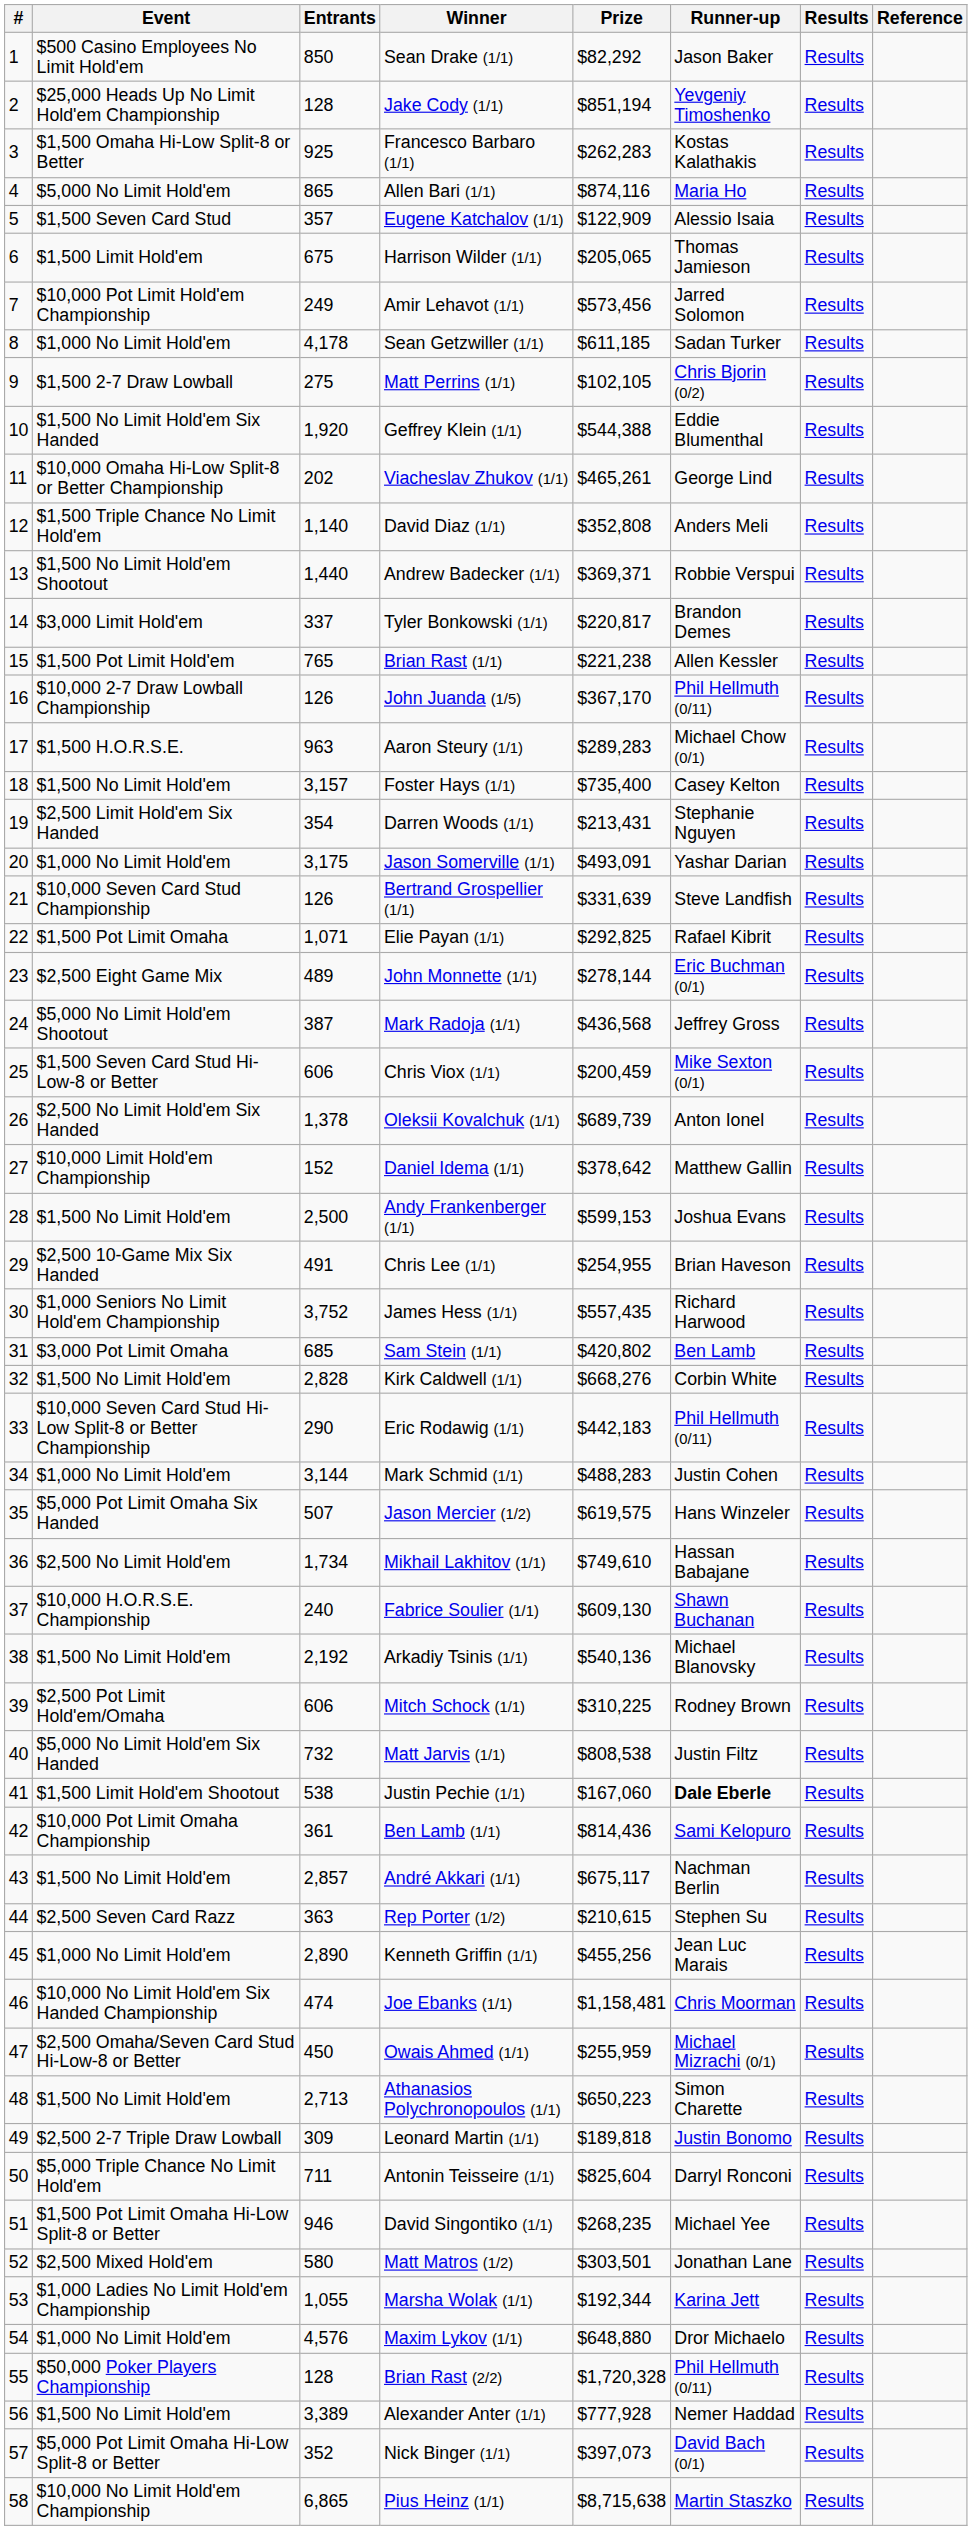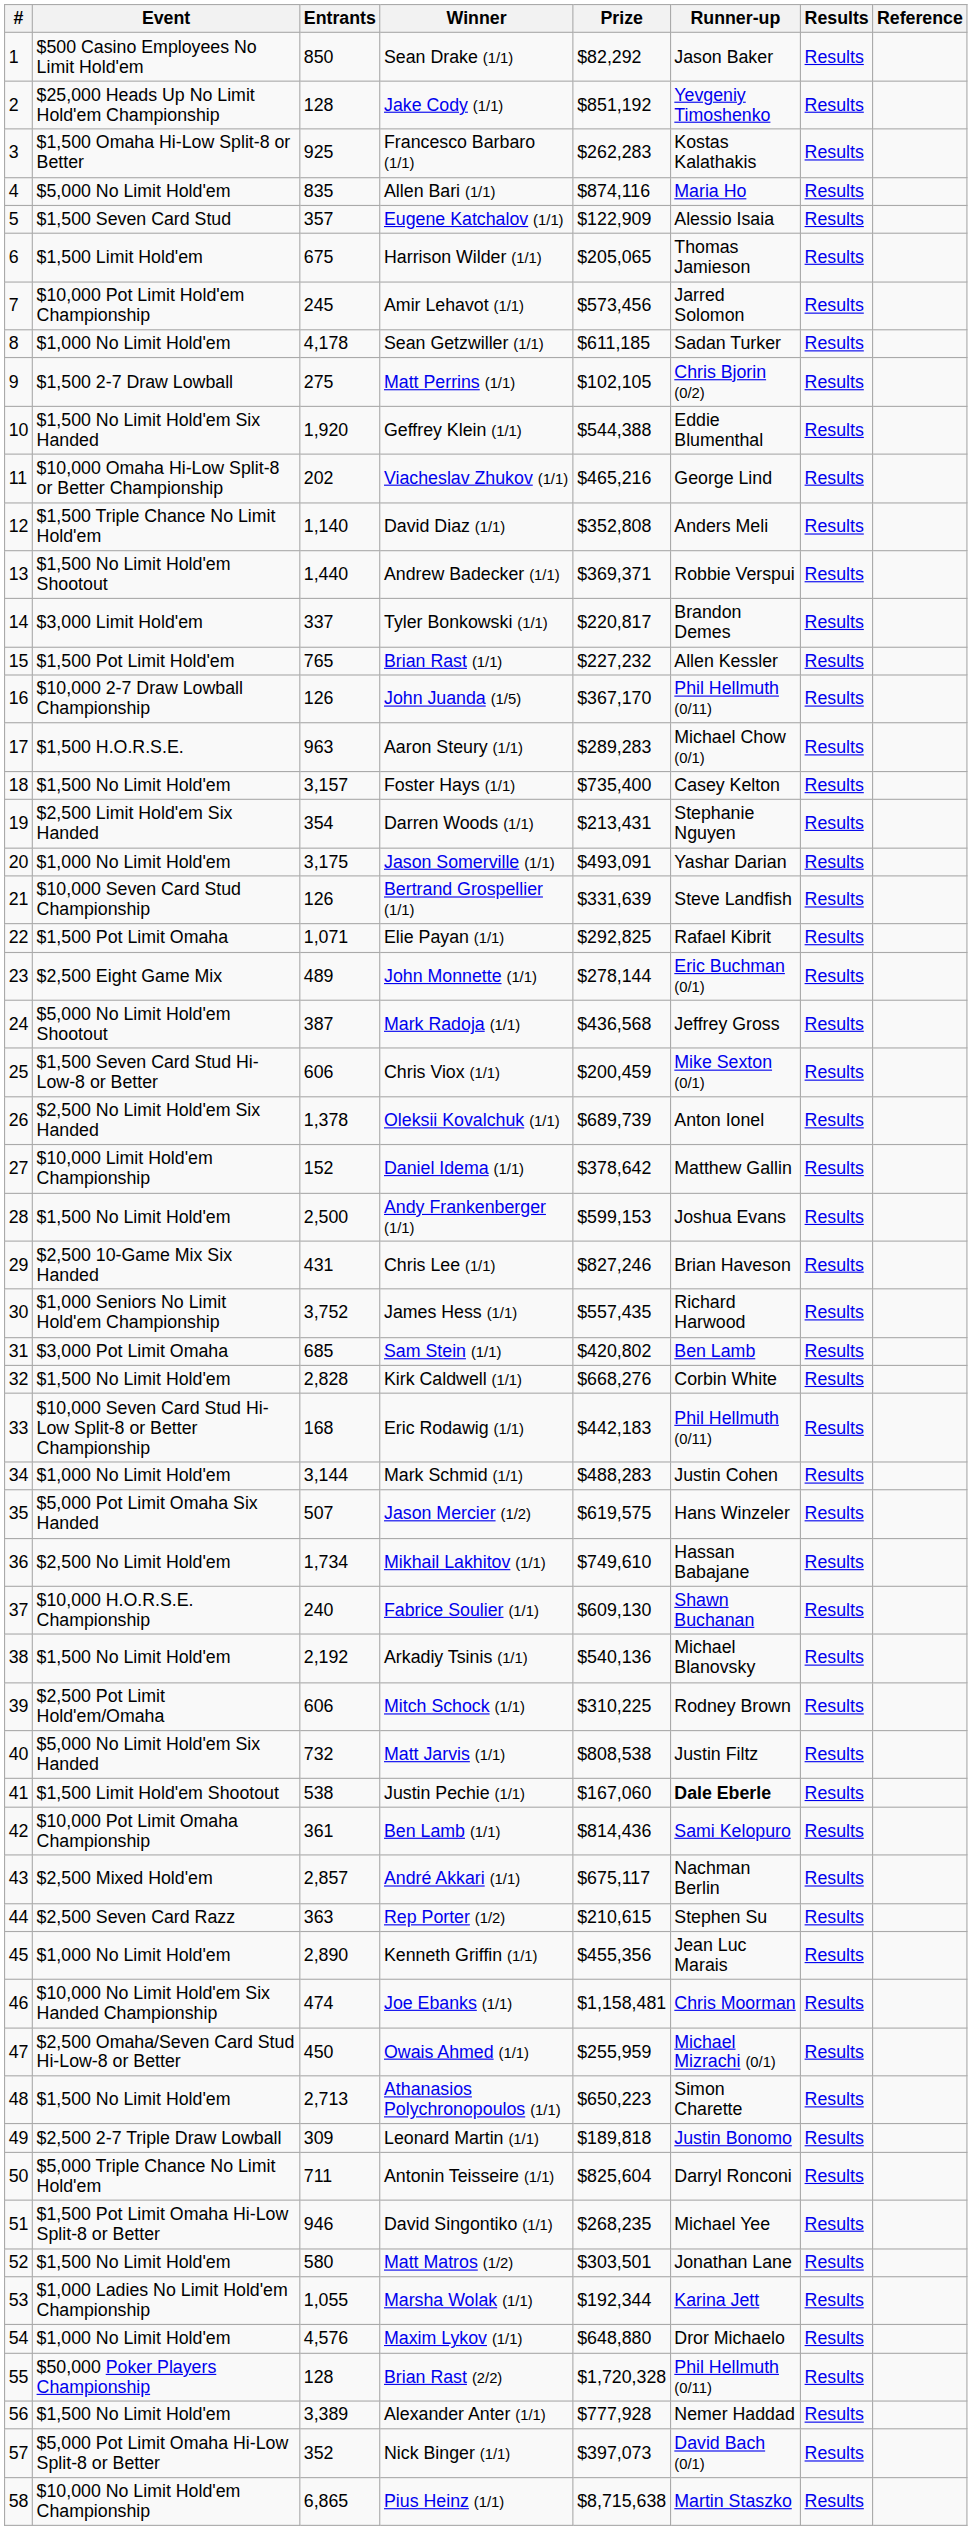(614, 104) $851,194 -> (614, 104) $851,192
(319, 191) 865 -> (319, 191) 835
(319, 305) 249 -> (319, 305) 245
(614, 478) $465,261 -> (614, 478) $465,216
(614, 660) $221,238 -> (614, 660) $227,232
(319, 1264) 491 -> (319, 1264) 431
(614, 1264) $254,955 -> (614, 1264) $827,246
(319, 1427) 290 -> (319, 1427) 168
(134, 1879) $1,500 No Limit Hold'em -> (125, 1879) $2,500 Mixed Hold'em
(614, 1955) $455,256 -> (614, 1955) $455,356
(125, 2262) $2,500 Mixed Hold'em -> (134, 2262) $1,500 No Limit Hold'em
